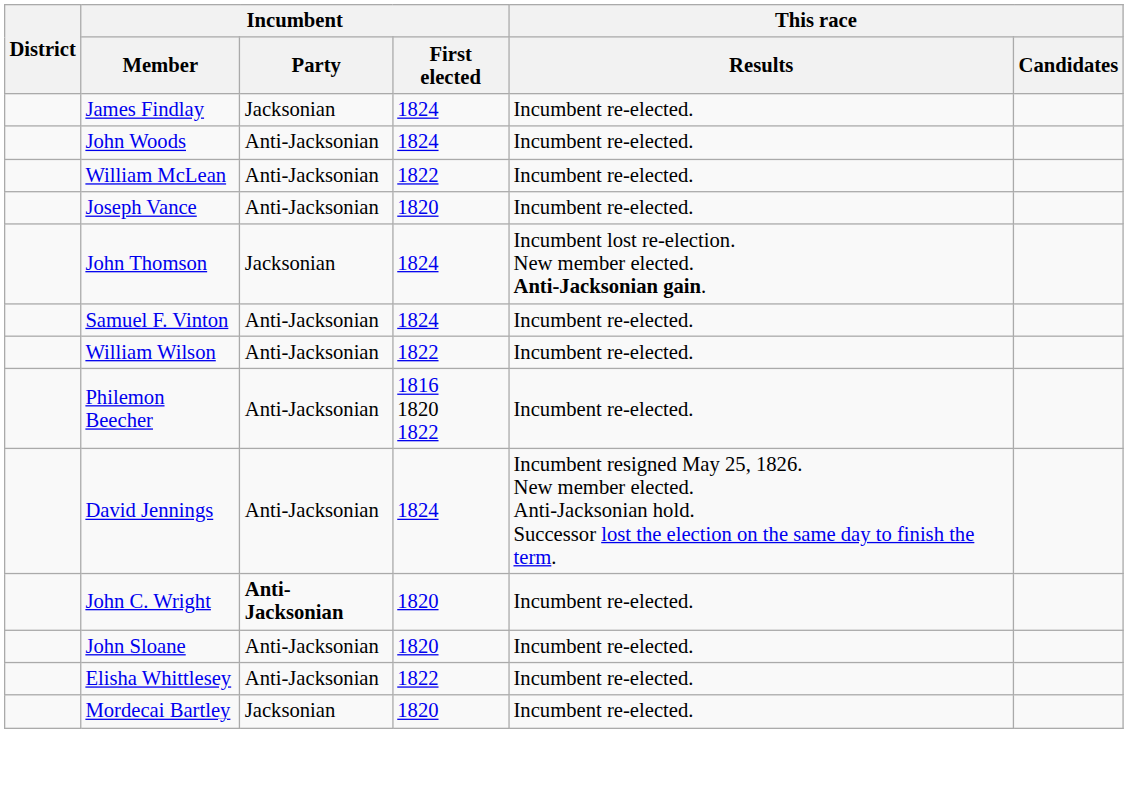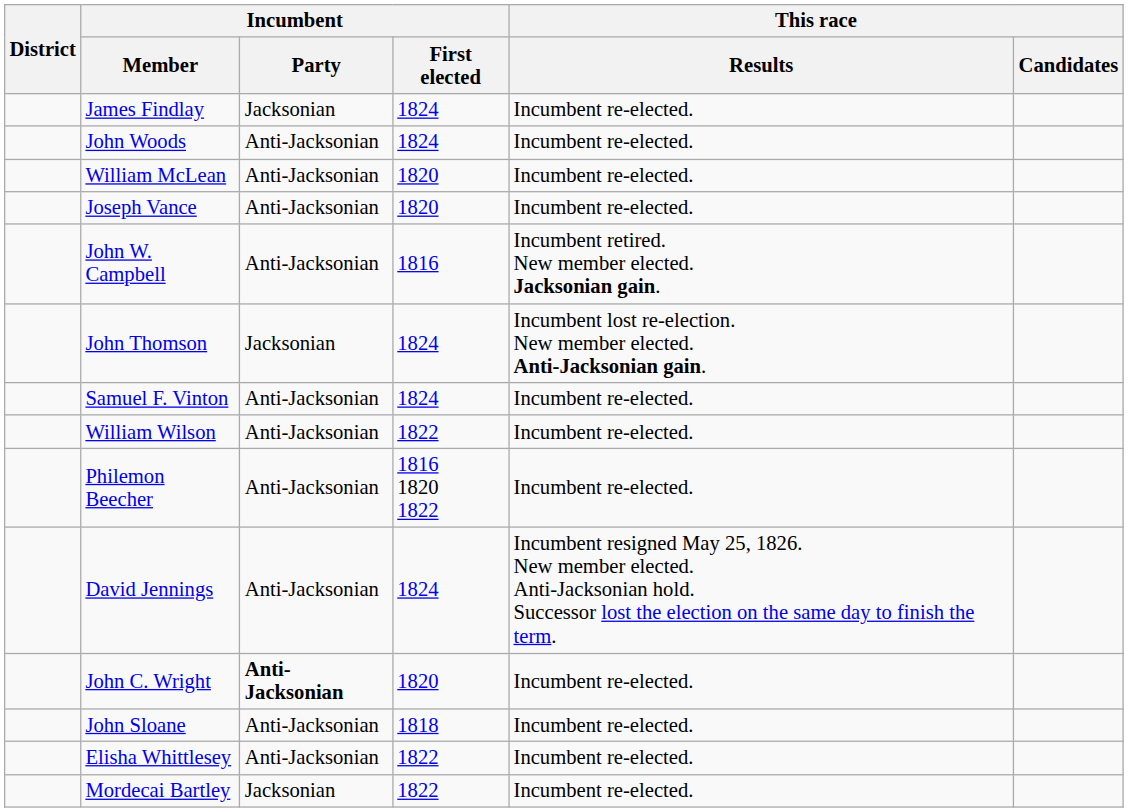(418, 175) 1822 -> (418, 175) 1820
+ row: (126, 263)
(418, 645) 1820 -> (418, 725) 1818
(418, 711) 1820 -> (418, 790) 1822
